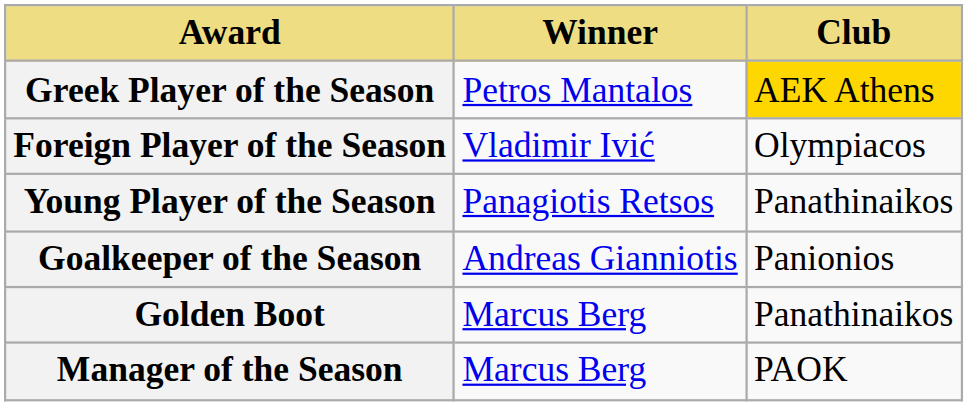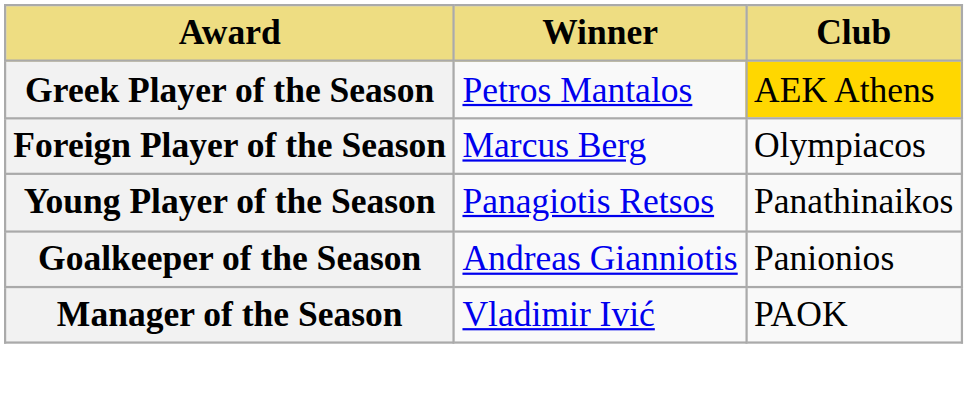(559, 145) Vladimir Ivić -> (554, 145) Marcus Berg
- row: (230, 314)
(554, 370) Marcus Berg -> (559, 314) Vladimir Ivić
